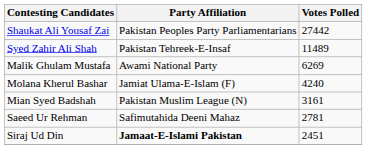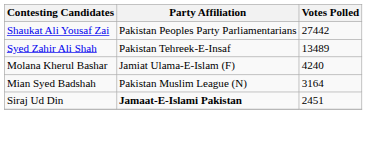(315, 48) 11489 -> (315, 48) 13489
- row: (59, 65)
(313, 100) 3161 -> (313, 83) 3164
- row: (47, 118)
